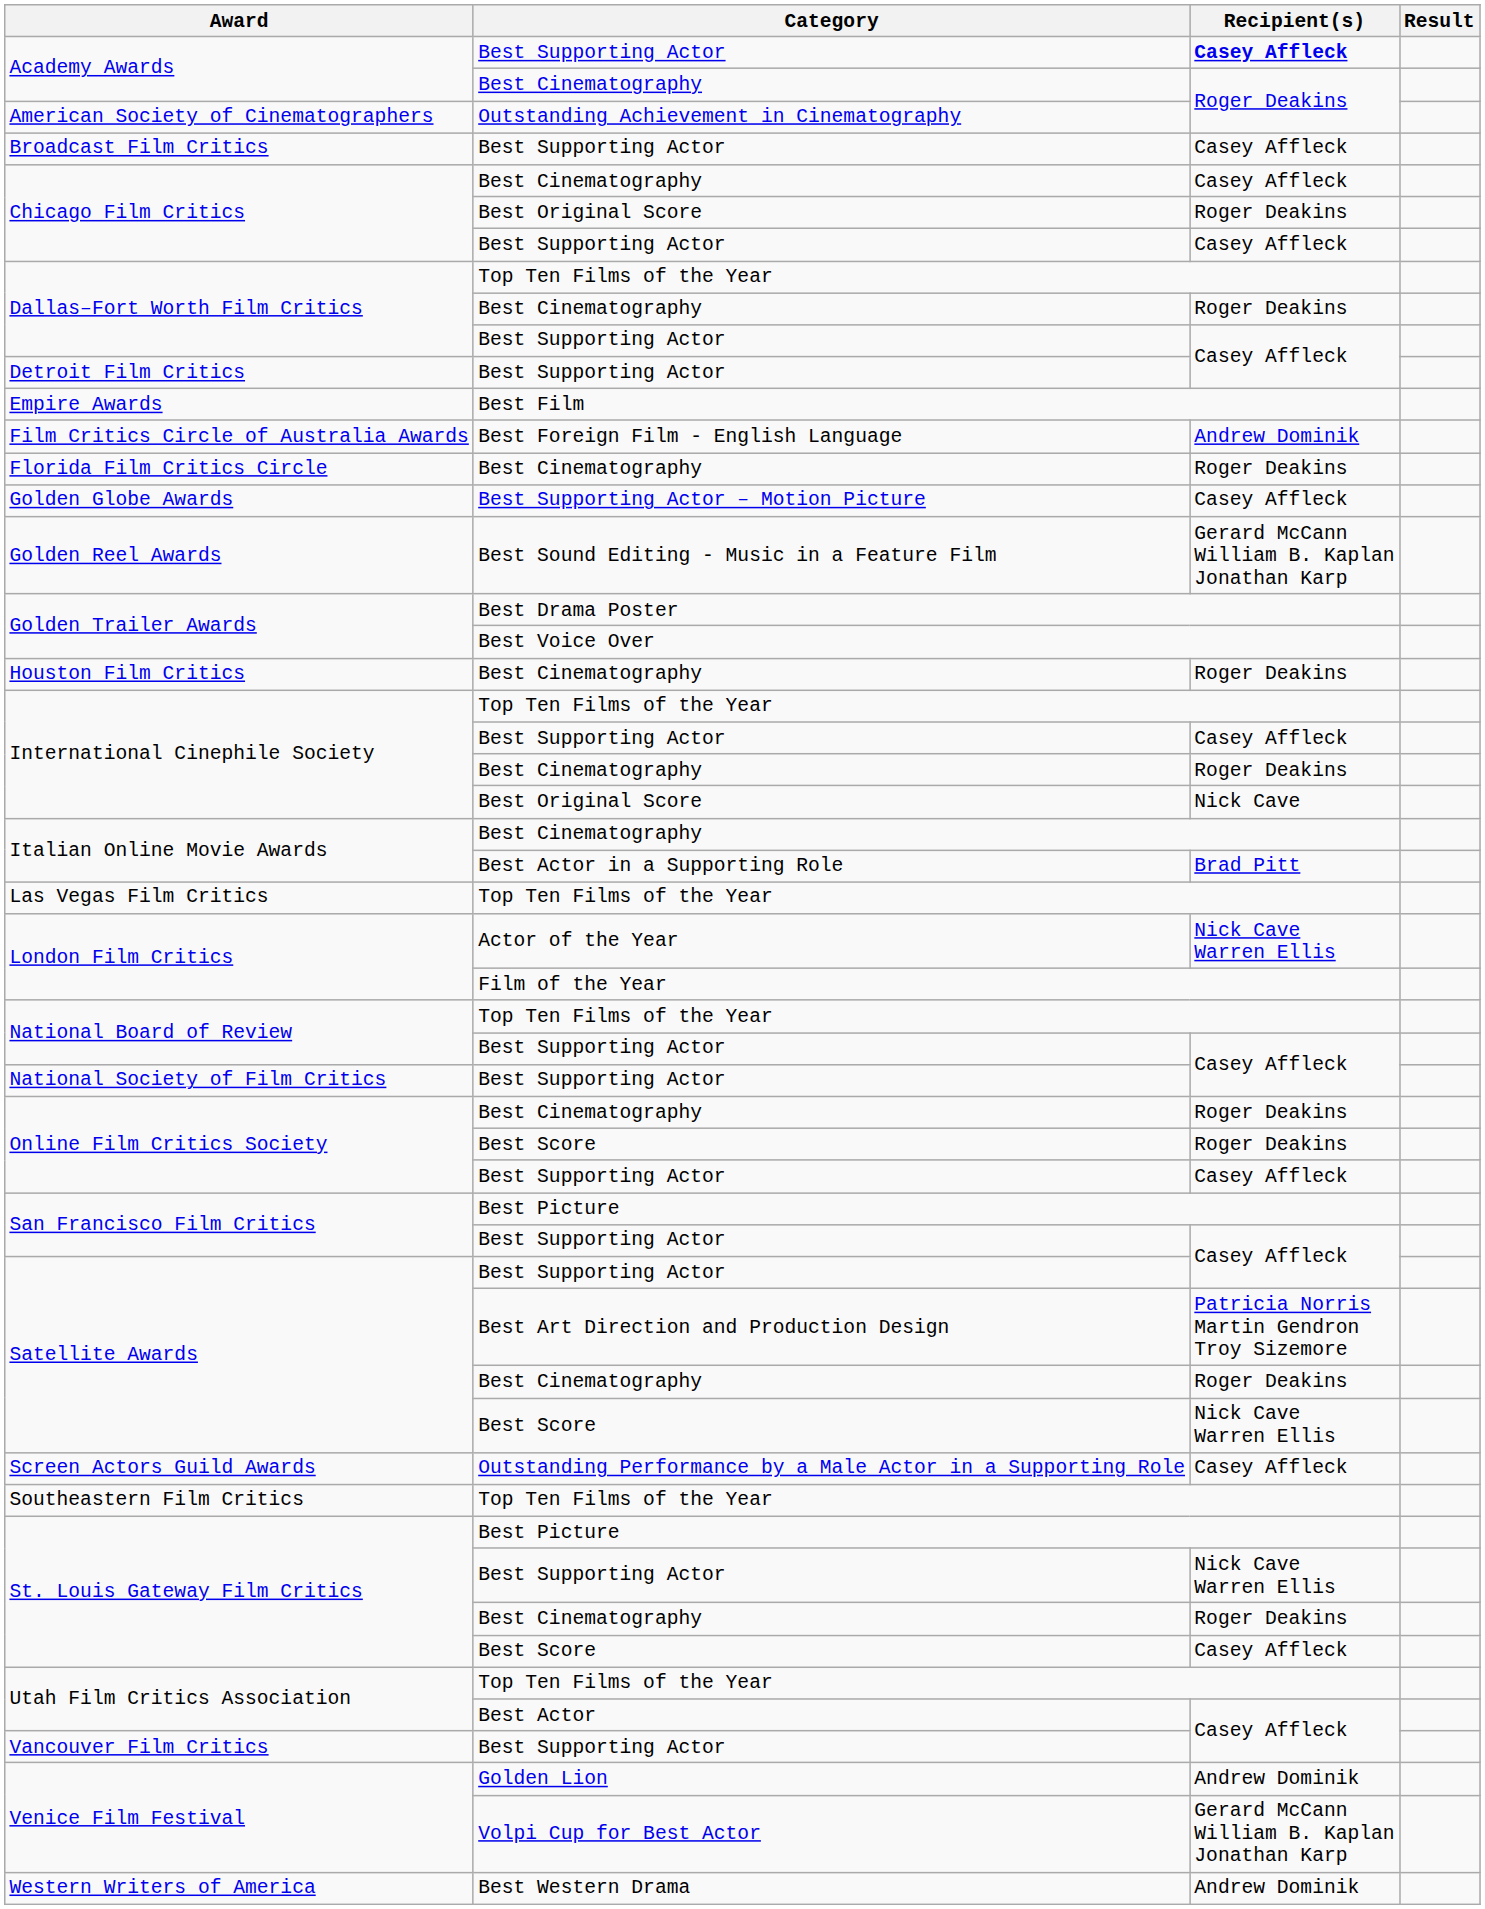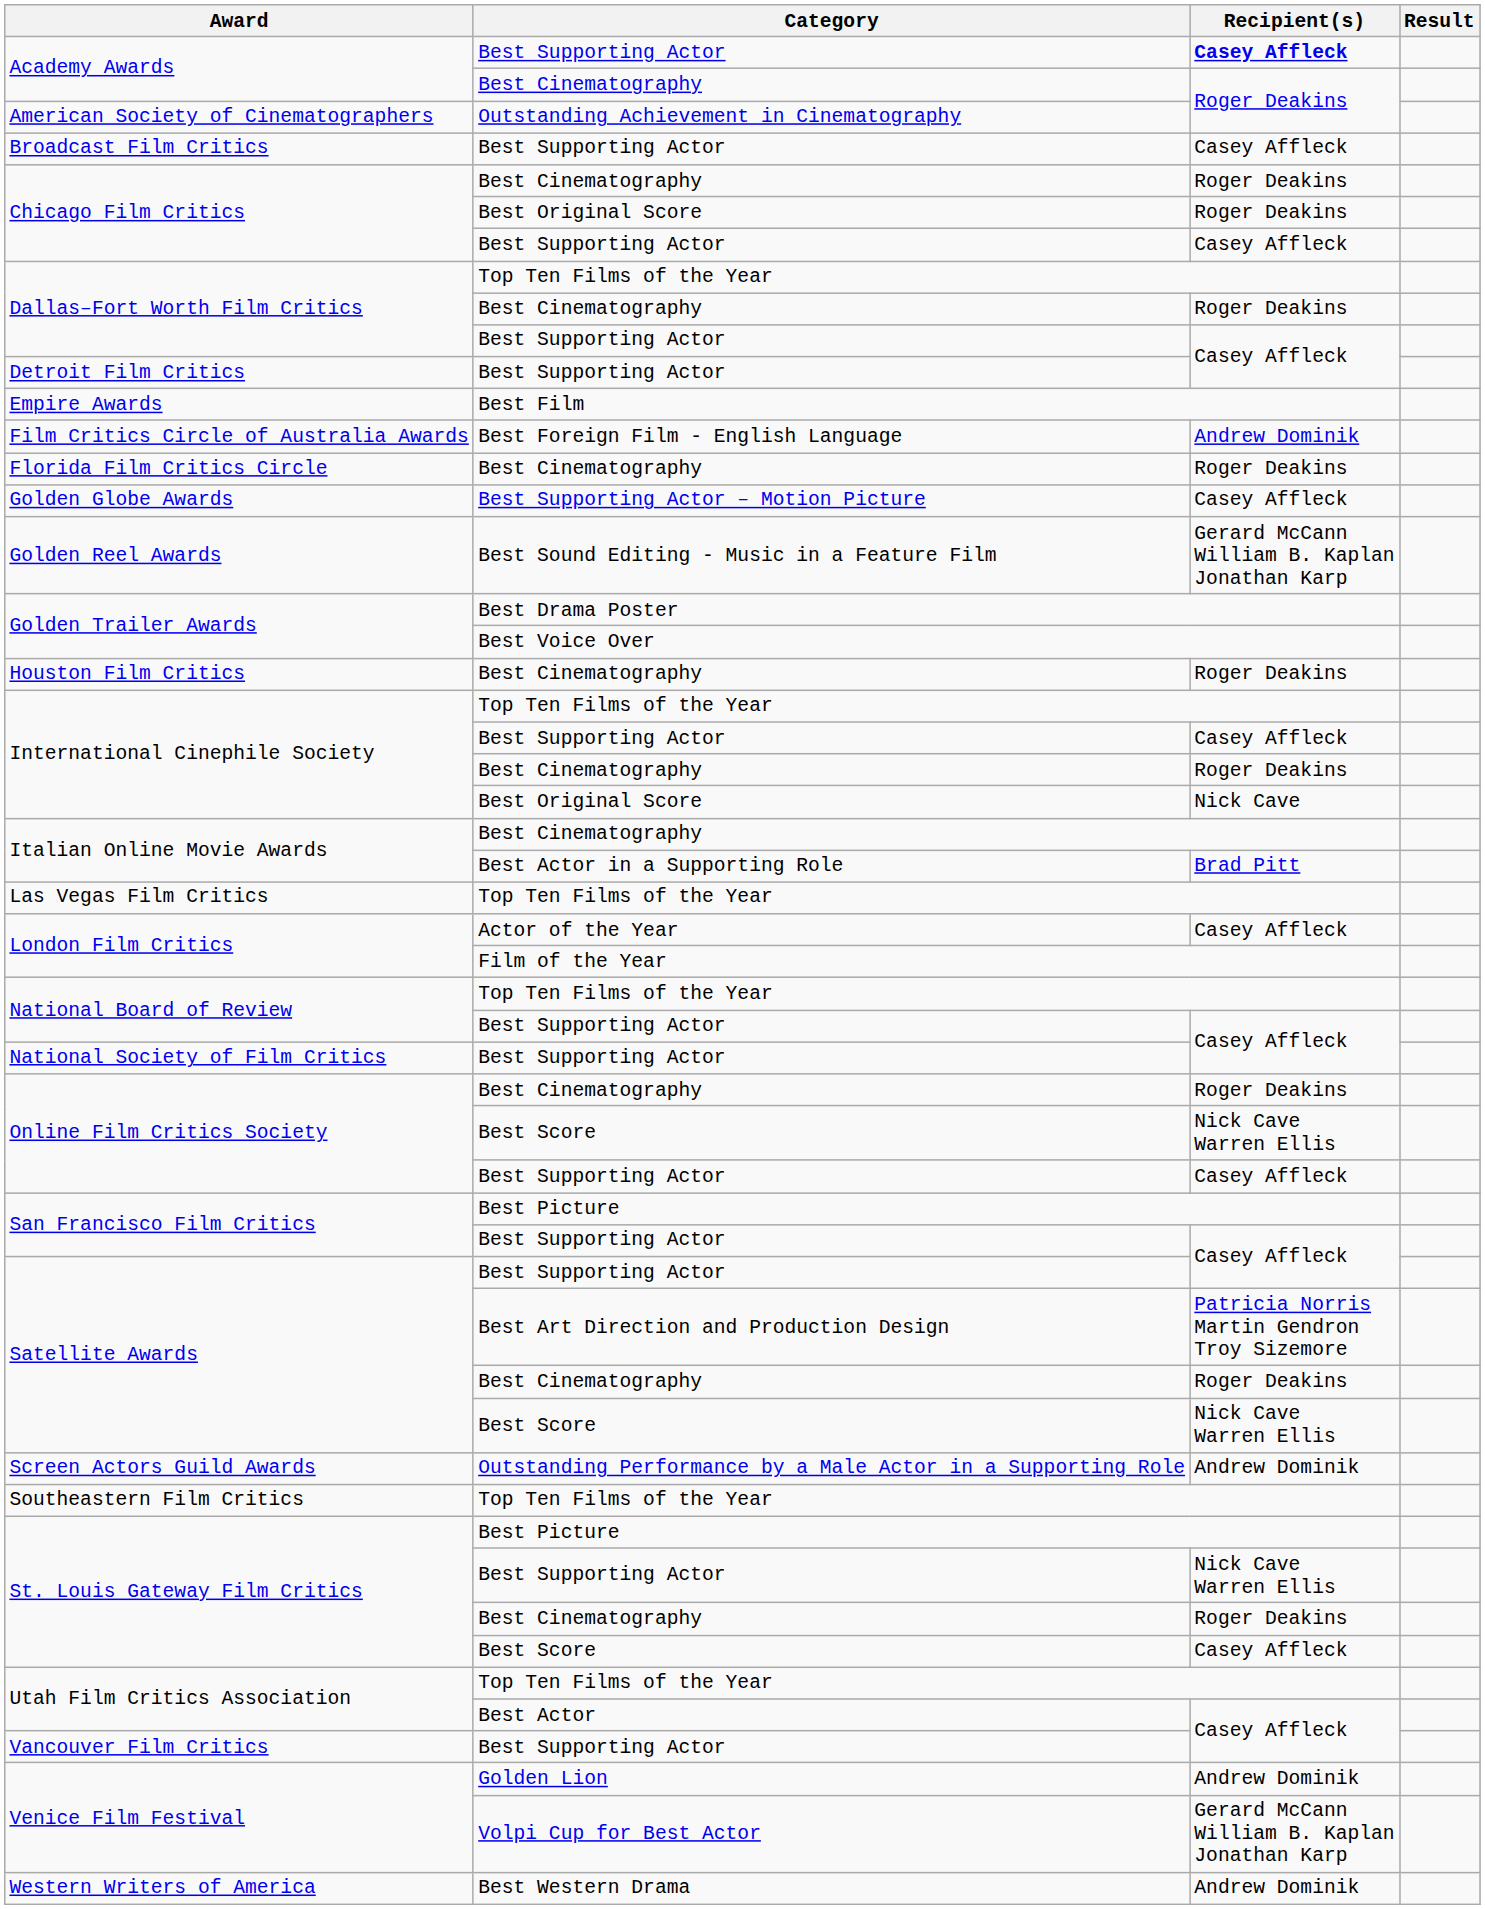(1271, 181) Casey Affleck -> (1271, 181) Roger Deakins
(1265, 941) Nick Cave Warren Ellis -> (1271, 930) Casey Affleck
(1271, 1144) Roger Deakins -> (1265, 1133) Nick Cave Warren Ellis
(1271, 1468) Casey Affleck -> (1277, 1468) Andrew Dominik
